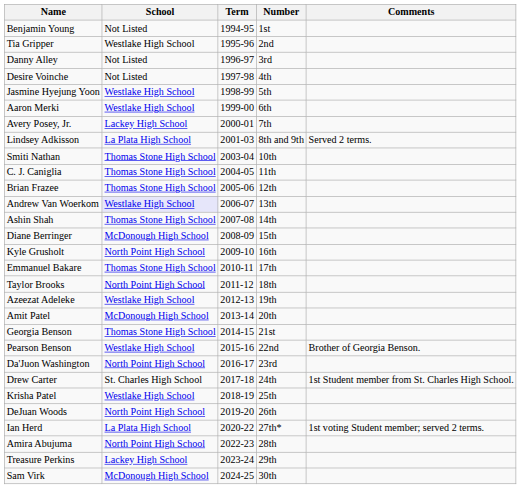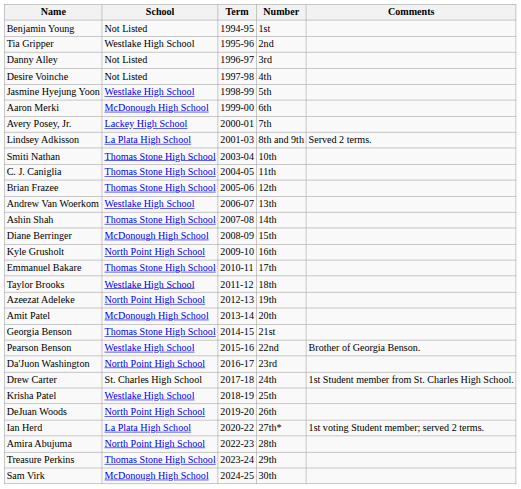(149, 108) Westlake High School -> (157, 108) McDonough High School
(149, 204) lavender background -> (149, 204) no background
(155, 284) North Point High School -> (149, 284) Westlake High School
(149, 300) Westlake High School -> (155, 300) North Point High School
(146, 460) Lackey High School -> (160, 460) Thomas Stone High School
